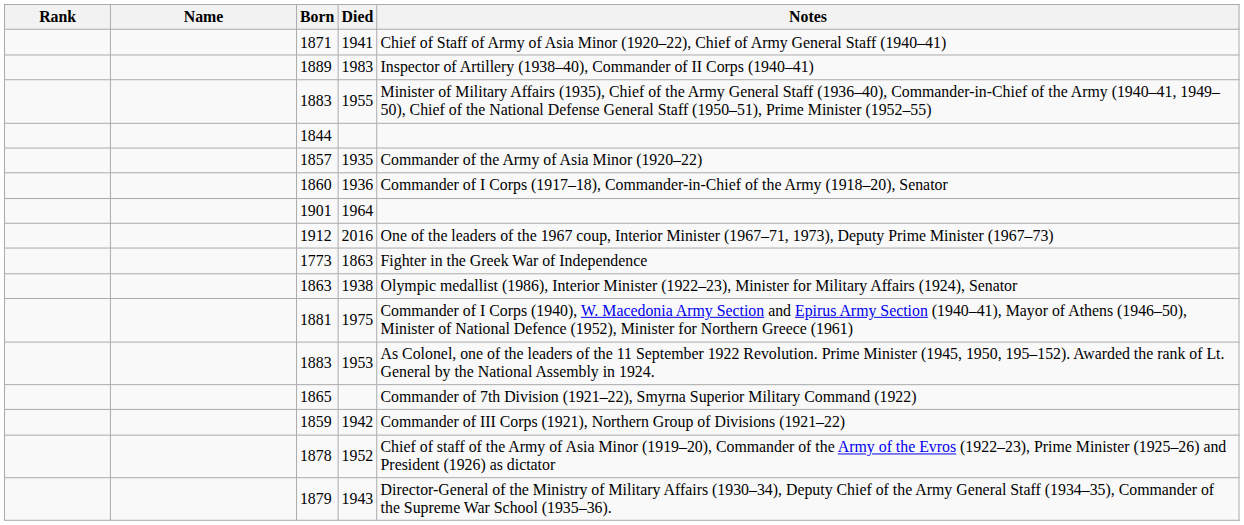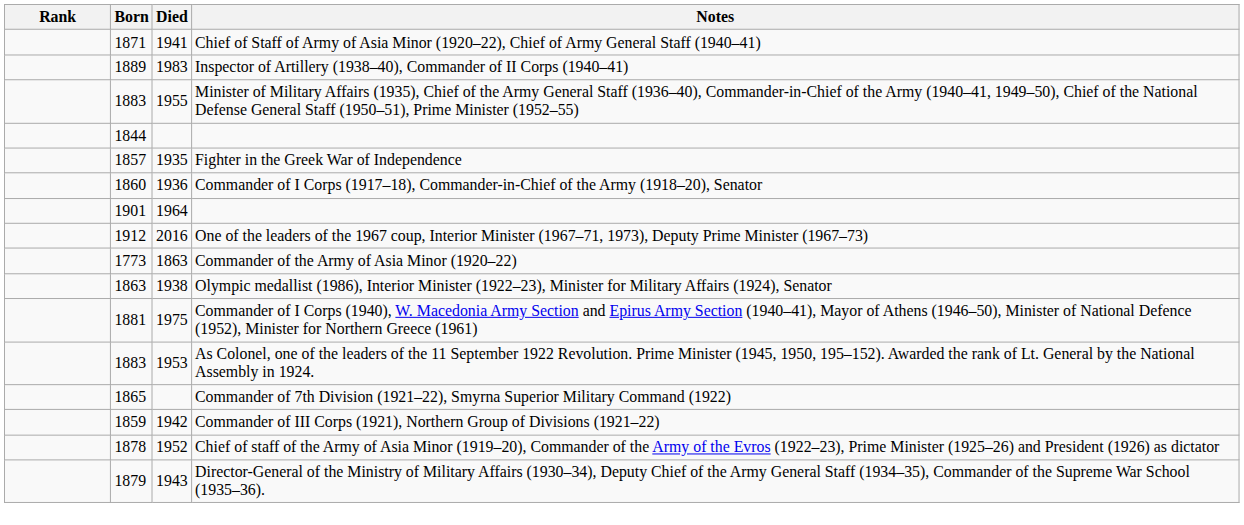- column: (204, 17)
(541, 160) Commander of the Army of Asia Minor (1920–22) -> (328, 160) Fighter in the Greek War of Independence
(514, 260) Fighter in the Greek War of Independence -> (356, 260) Commander of the Army of Asia Minor (1920–22)
